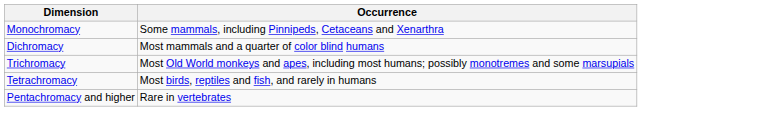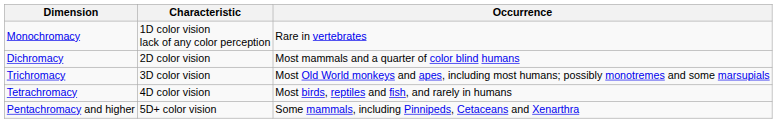+ column: (205, 13)
(292, 30) Some mammals, including Pinnipeds, Cetaceans and Xenarthra -> (321, 36) Rare in vertebrates
(185, 98) Rare in vertebrates -> (427, 110) Some mammals, including Pinnipeds, Cetaceans and Xenarthra
